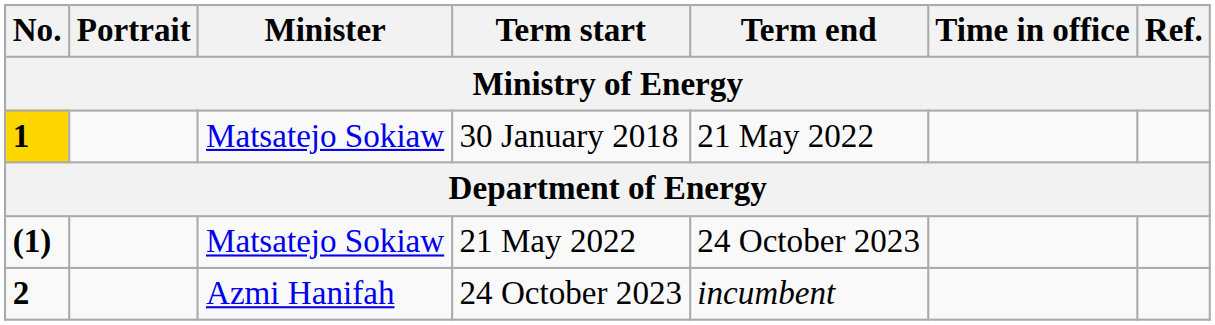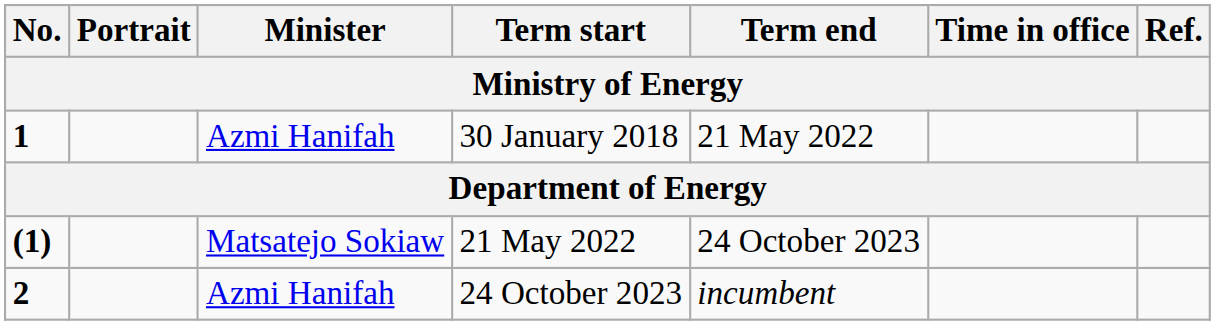(21, 135) gold background -> (21, 135) no background
(325, 135) Matsatejo Sokiaw -> (300, 135) Azmi Hanifah
